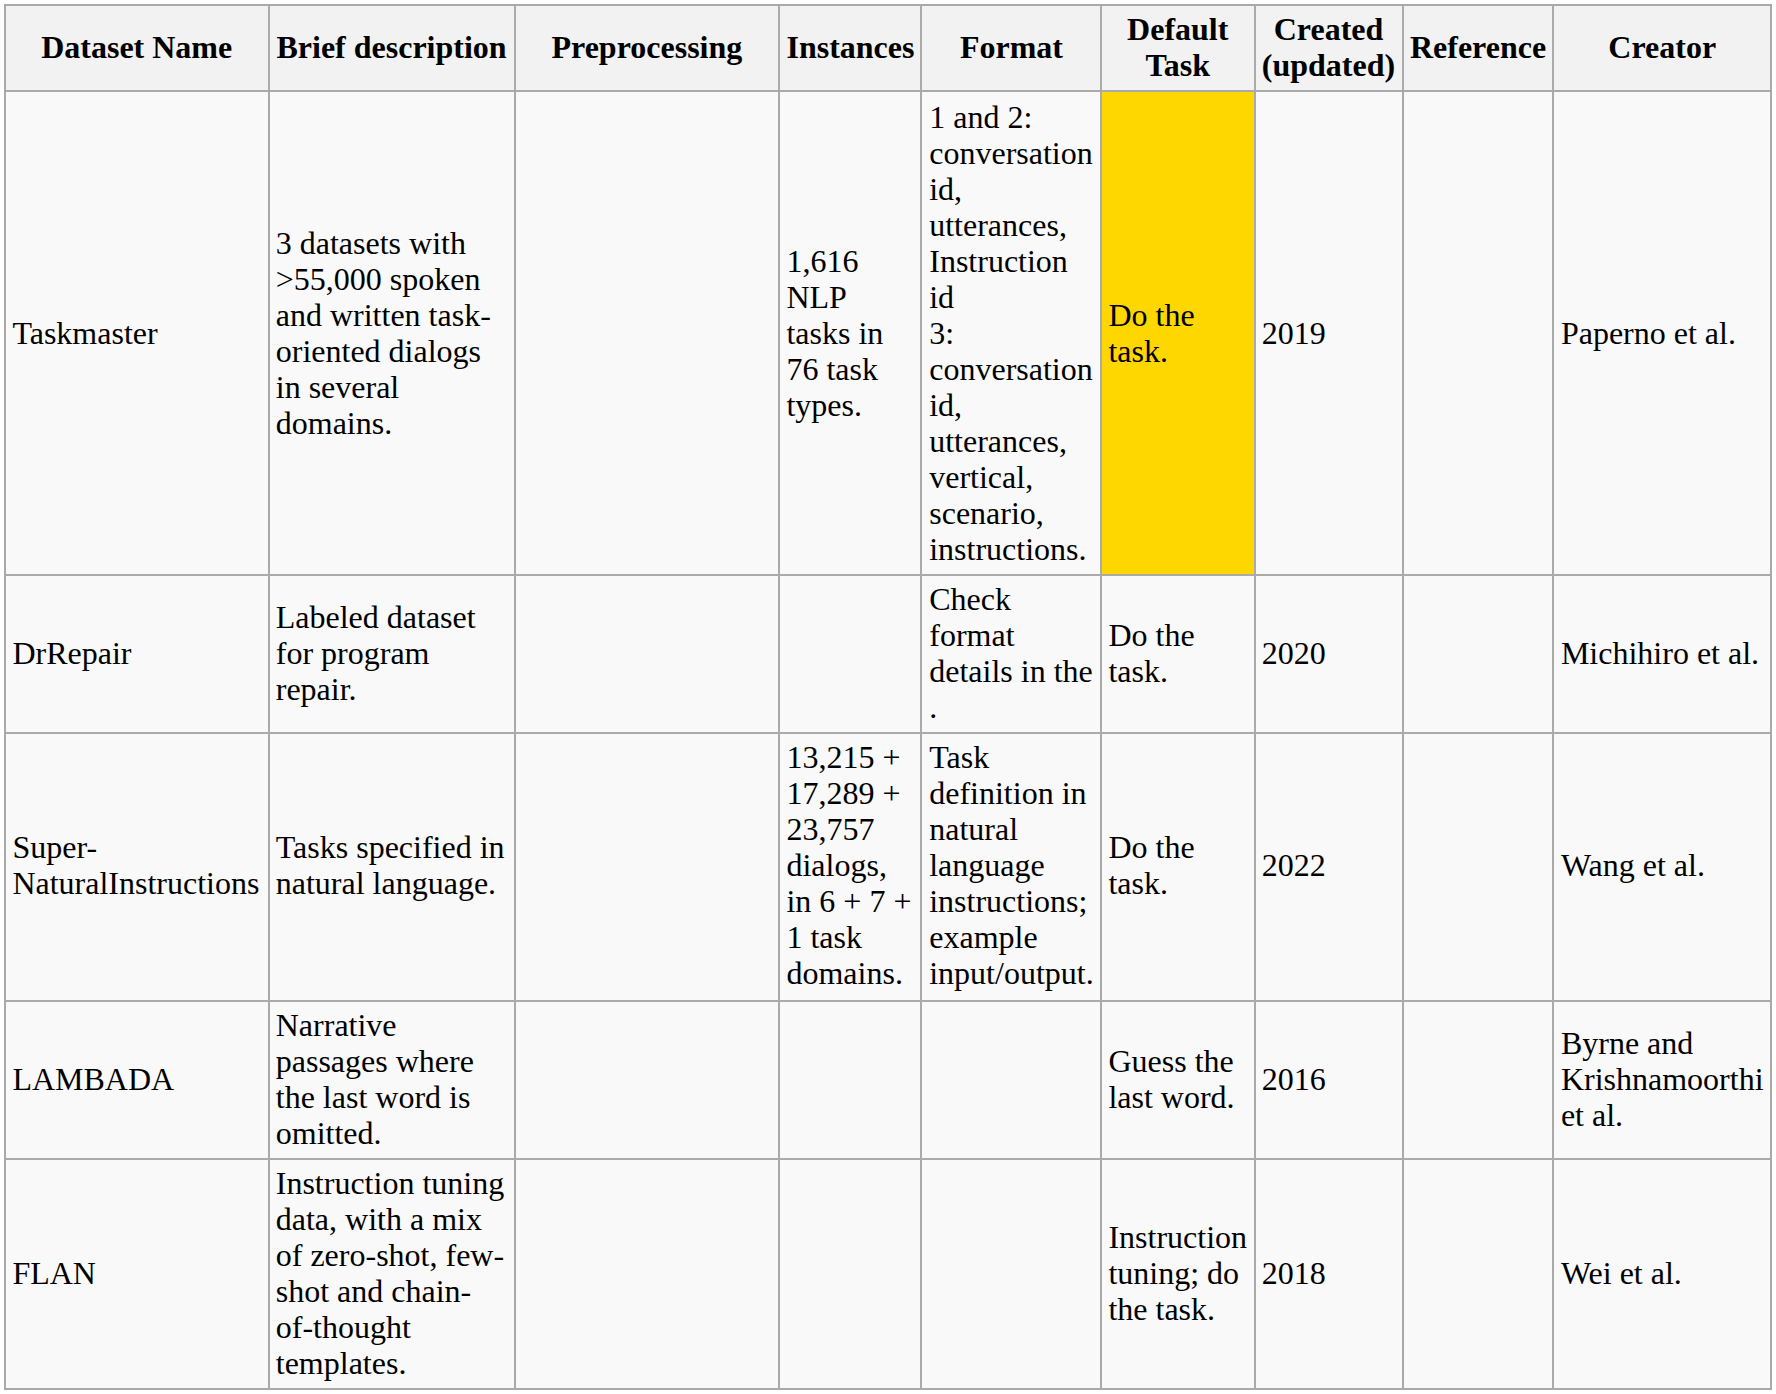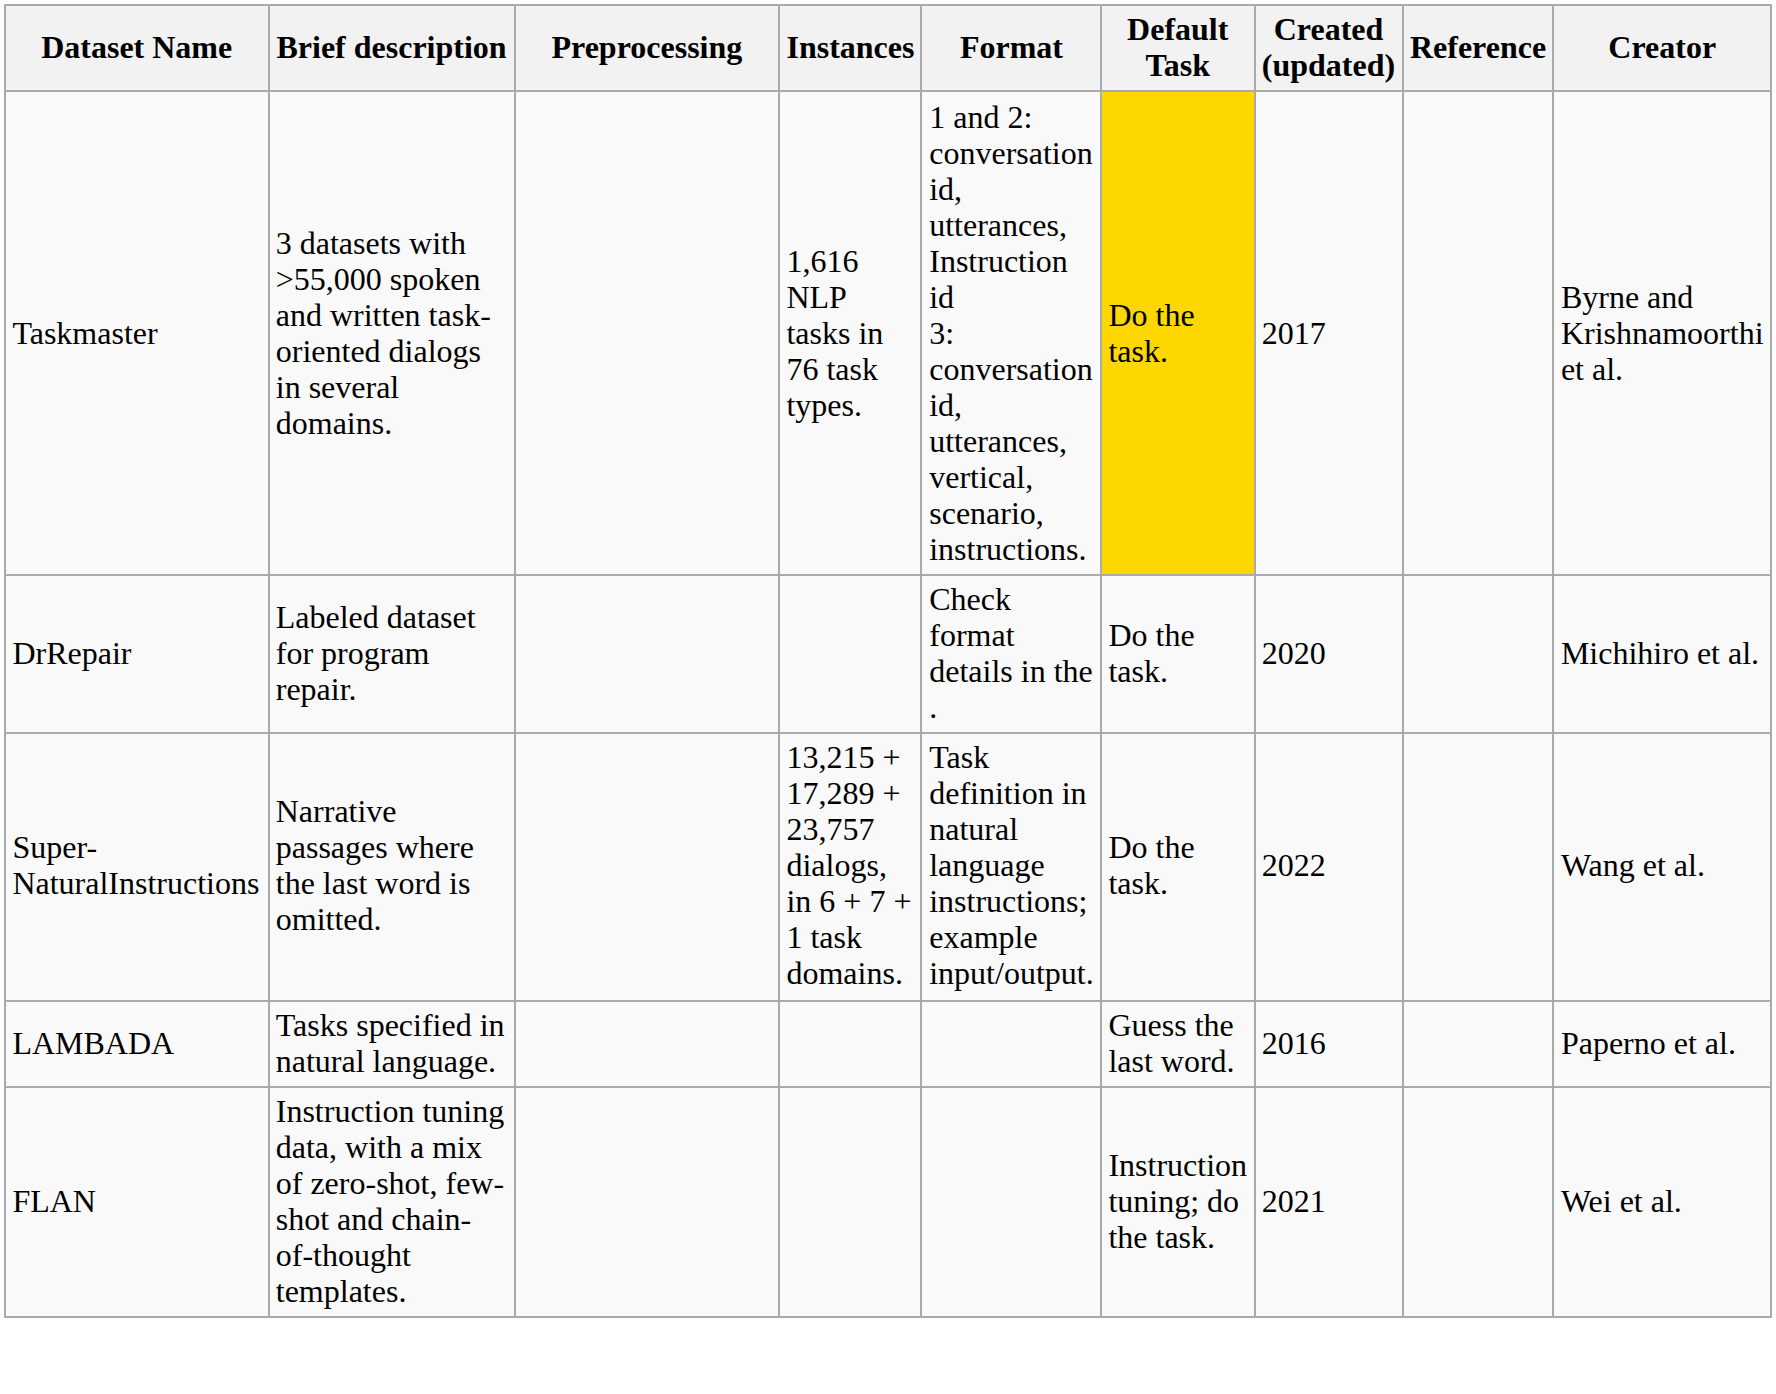(1294, 332) 2019 -> (1294, 332) 2017
(1648, 332) Paperno et al. -> (1662, 332) Byrne and Krishnamoorthi et al.
(390, 866) Tasks specified in natural language. -> (375, 866) Narrative passages where the last word is omitted.
(375, 1078) Narrative passages where the last word is omitted. -> (390, 1042) Tasks specified in natural language.
(1662, 1078) Byrne and Krishnamoorthi et al. -> (1648, 1042) Paperno et al.
(1294, 1273) 2018 -> (1294, 1201) 2021
